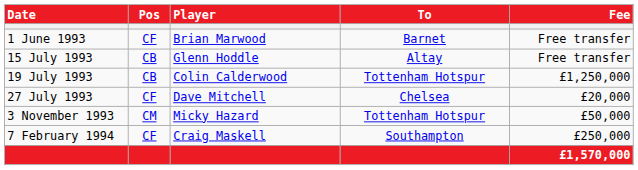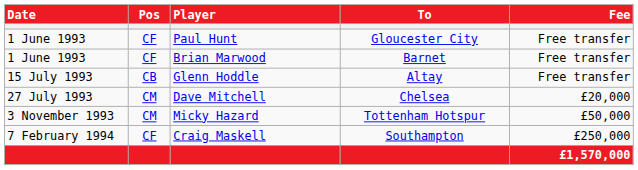+ row: (205, 39)
- row: (230, 78)
(149, 97) CF -> (149, 97) CM
